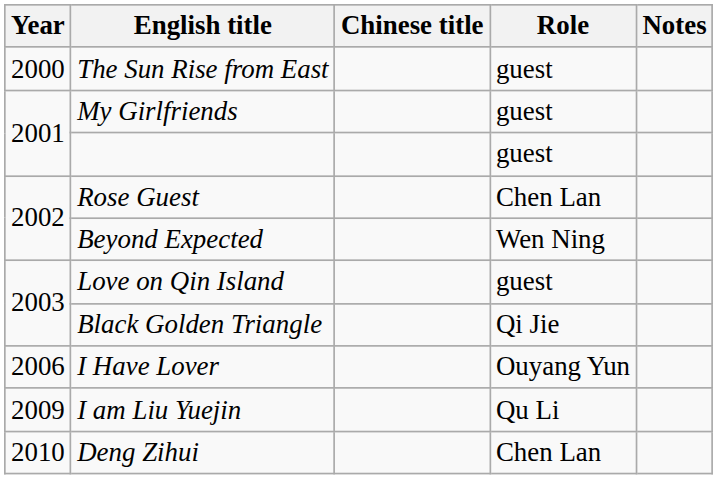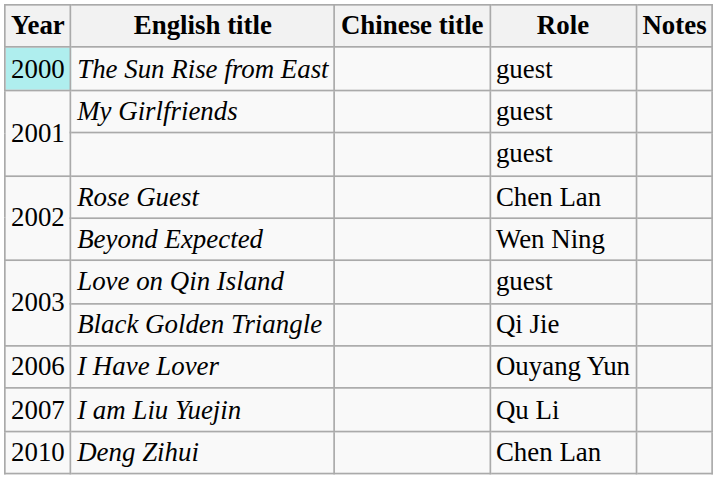(38, 68) no background -> (38, 68) paleturquoise background
(38, 409) 2009 -> (38, 409) 2007
